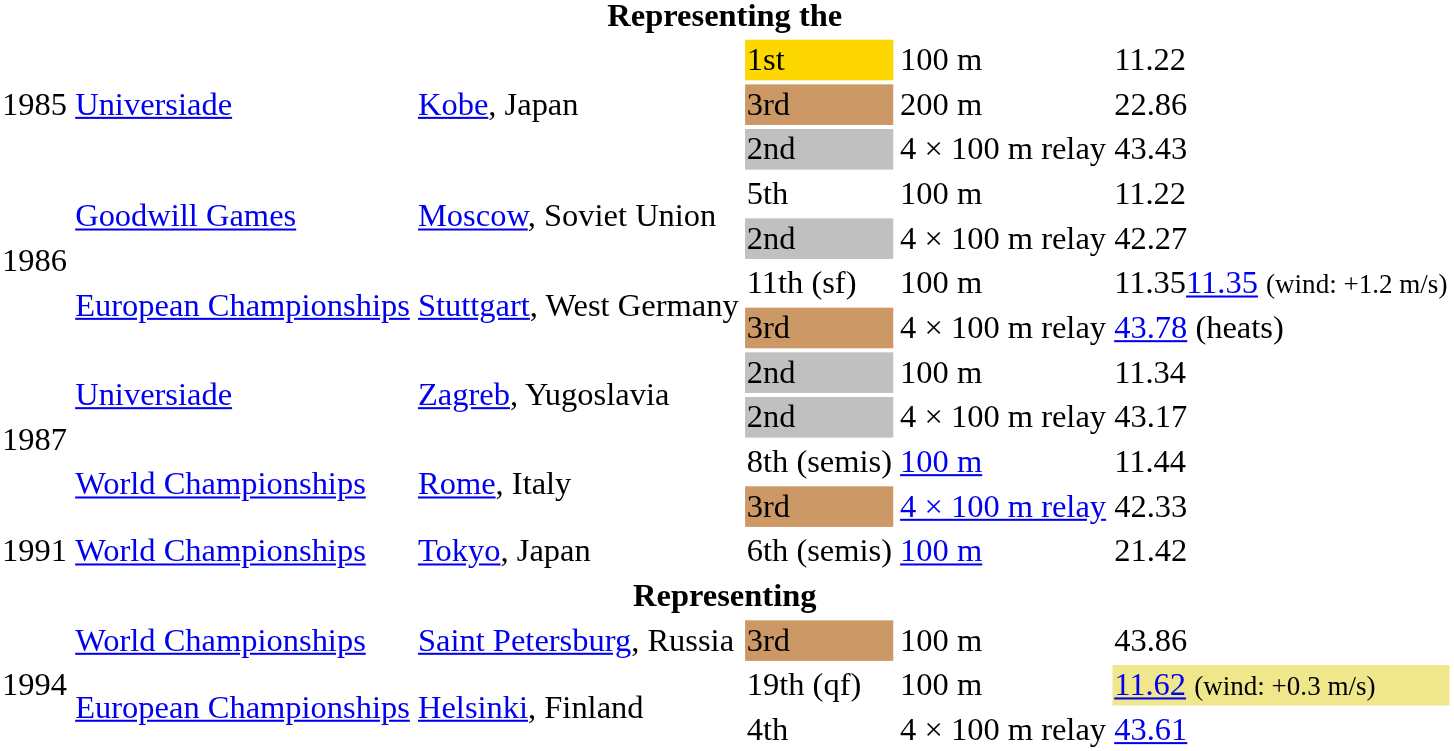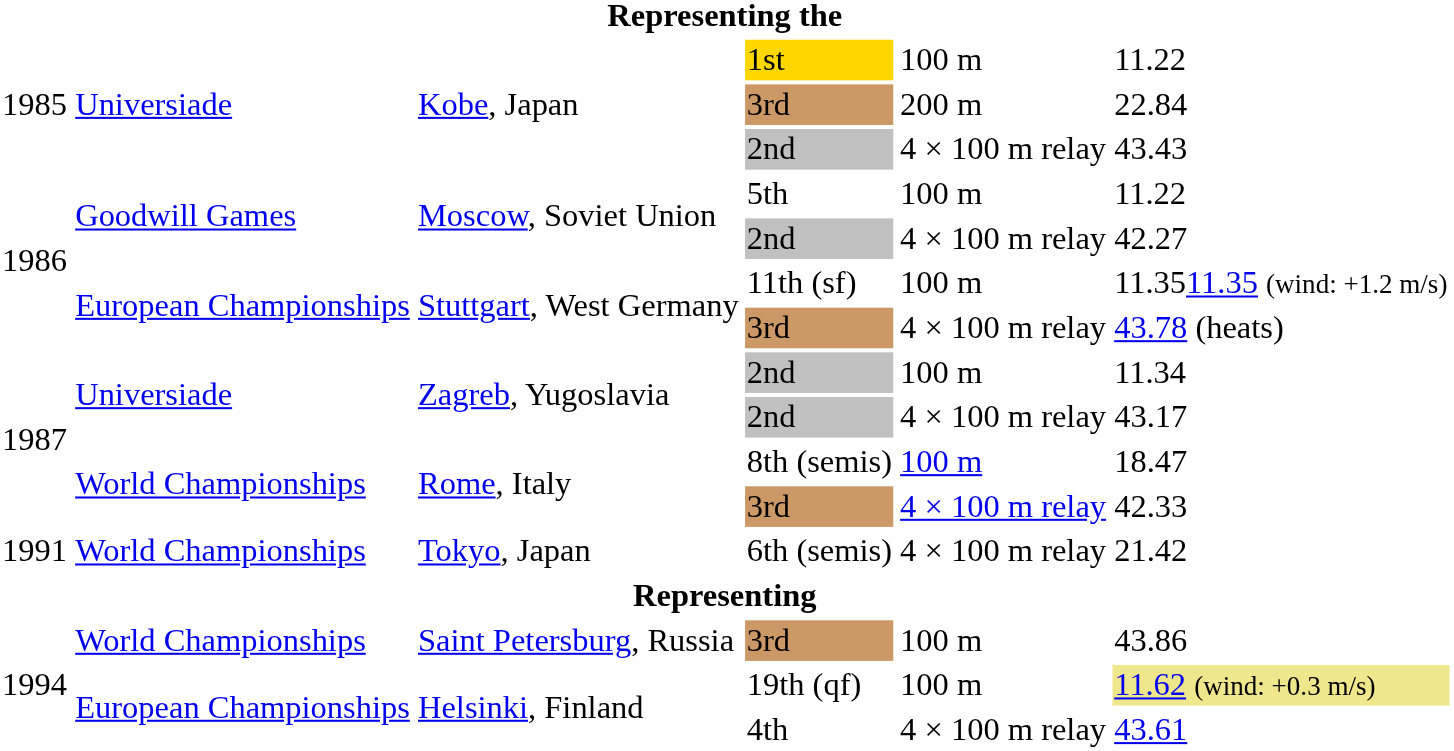(1151, 104) 22.86 -> (1151, 104) 22.84
(1150, 461) 11.44 -> (1151, 461) 18.47
(941, 550) 100 m -> (1003, 550) 4 × 100 m relay
